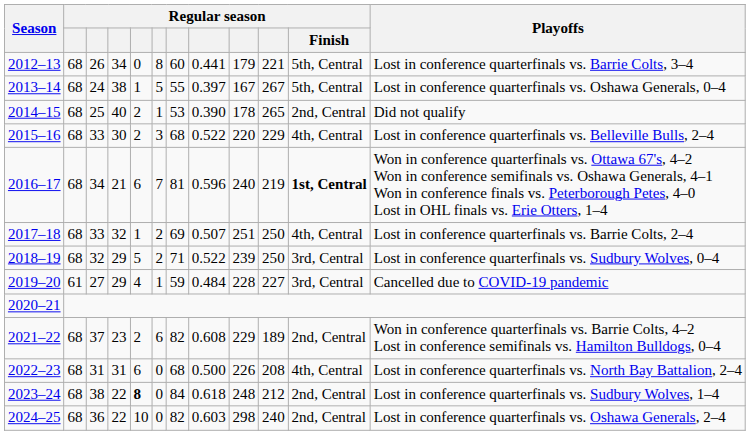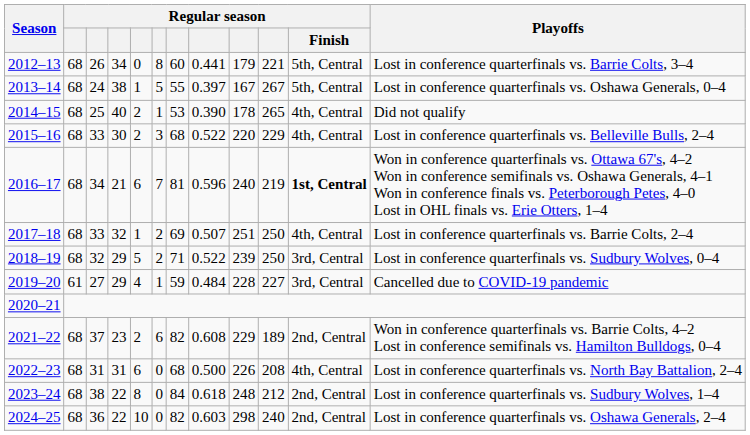(329, 111) 2nd, Central -> (327, 111) 4th, Central
(137, 394) bold -> (137, 394) normal
